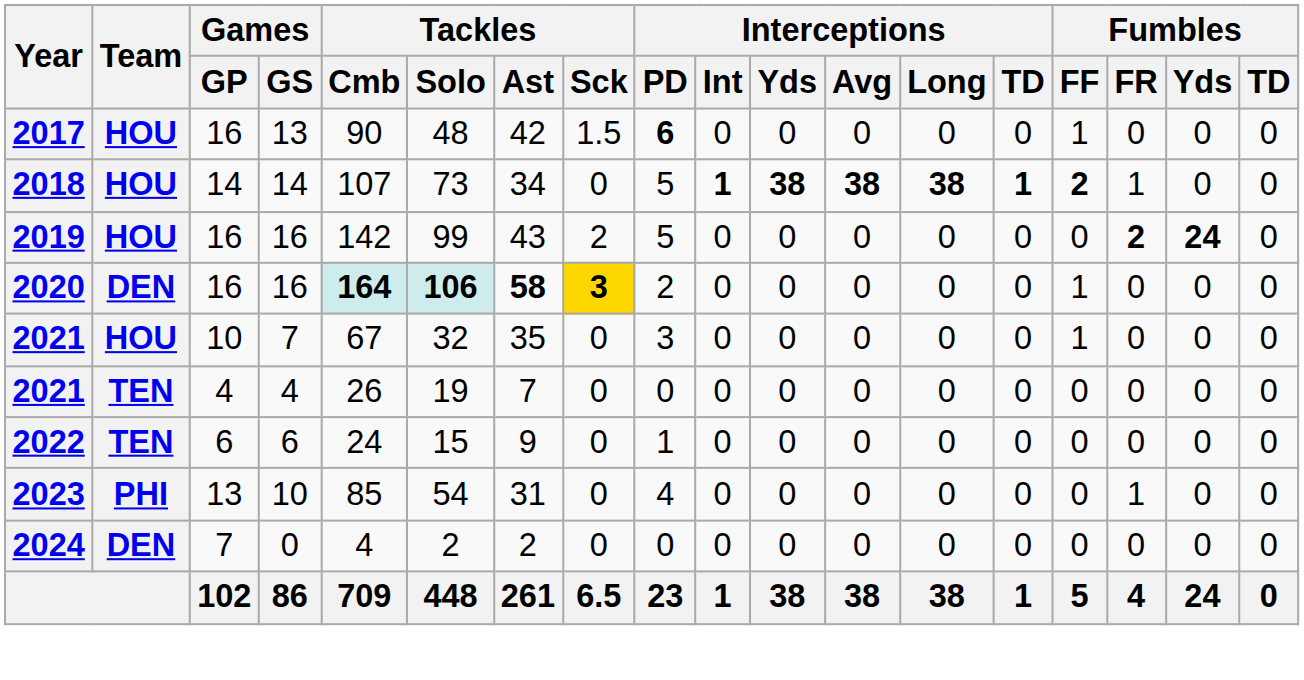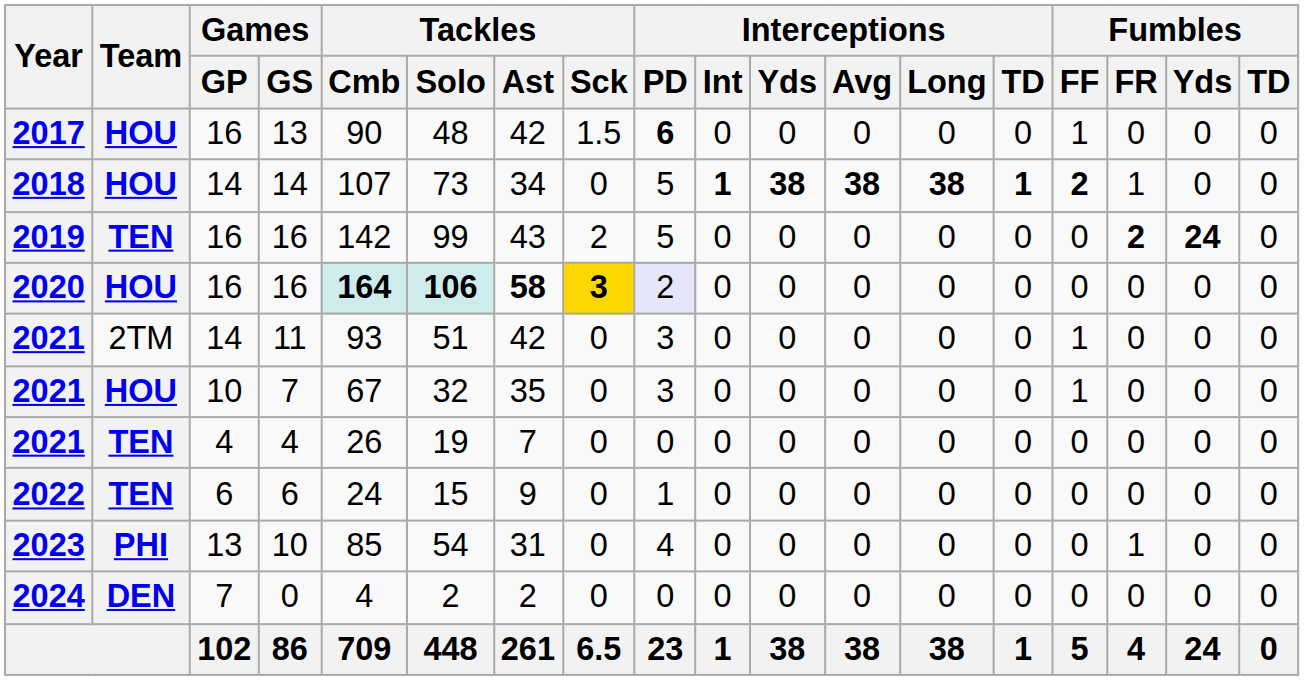(141, 236) HOU -> (141, 236) TEN
(141, 287) DEN -> (141, 287) HOU
(665, 287) no background -> (665, 287) lavender background
(1080, 287) 1 -> (1080, 287) 0
+ row: (49, 339)
